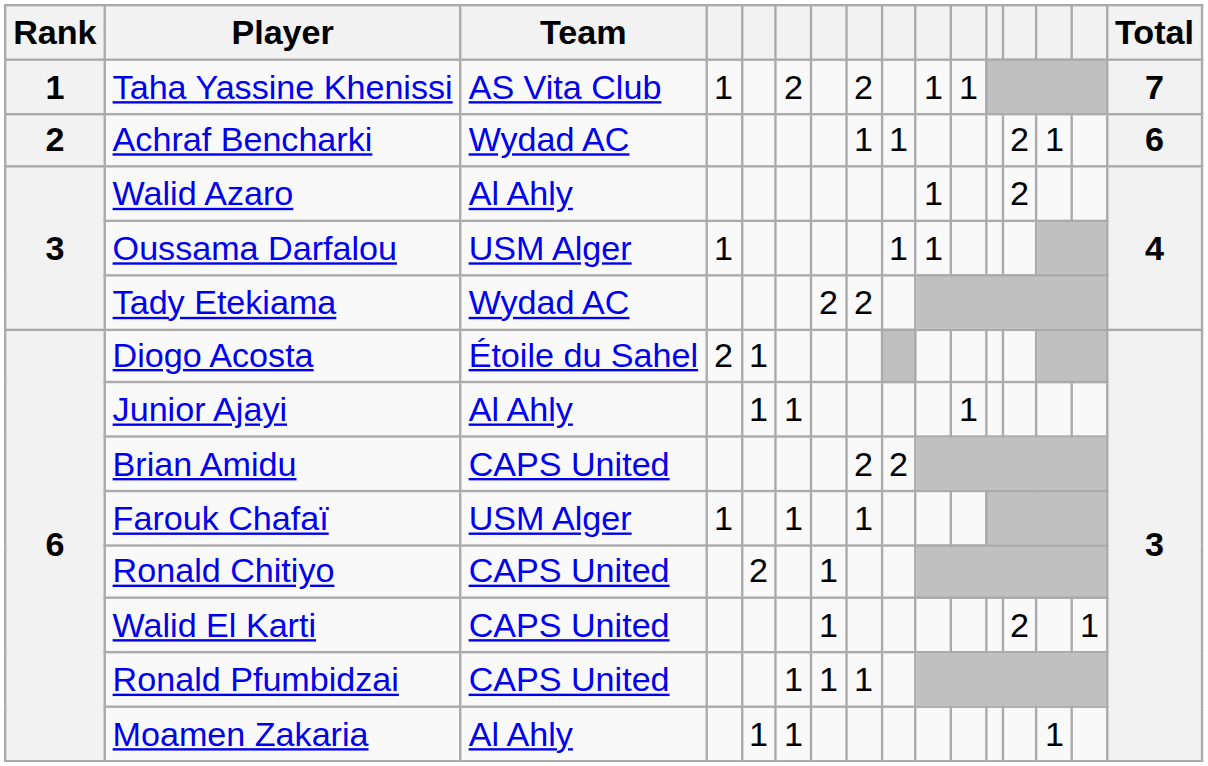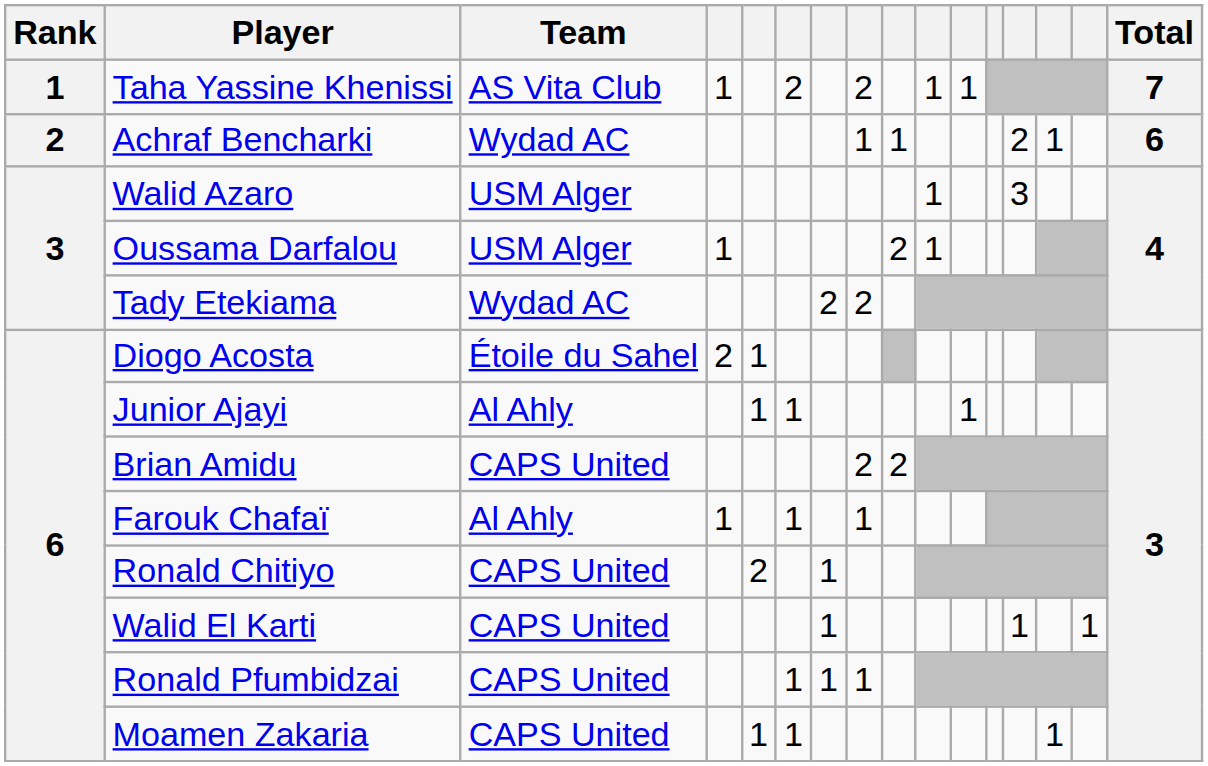(521, 194) Al Ahly -> (550, 194) USM Alger
(1020, 194) 2 -> (1020, 194) 3
(899, 248) 1 -> (899, 248) 2
(550, 518) USM Alger -> (521, 518) Al Ahly
(1020, 626) 2 -> (1020, 626) 1
(521, 733) Al Ahly -> (569, 733) CAPS United
